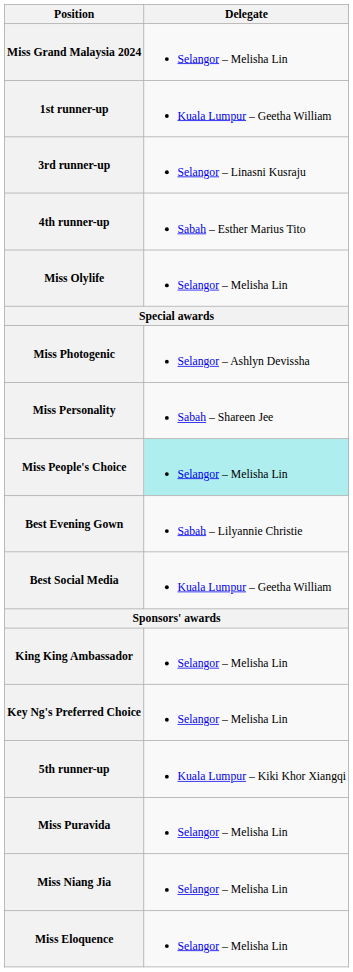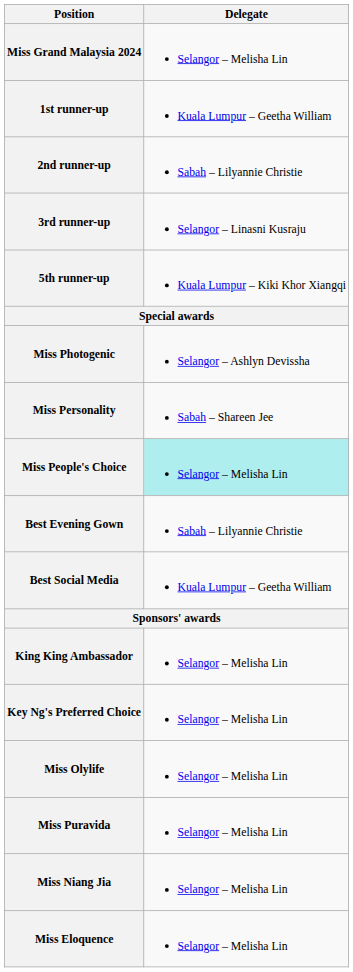+ row: (74, 165)
- row: (74, 221)
rows swapped: (74, 769) <-> (74, 278)
